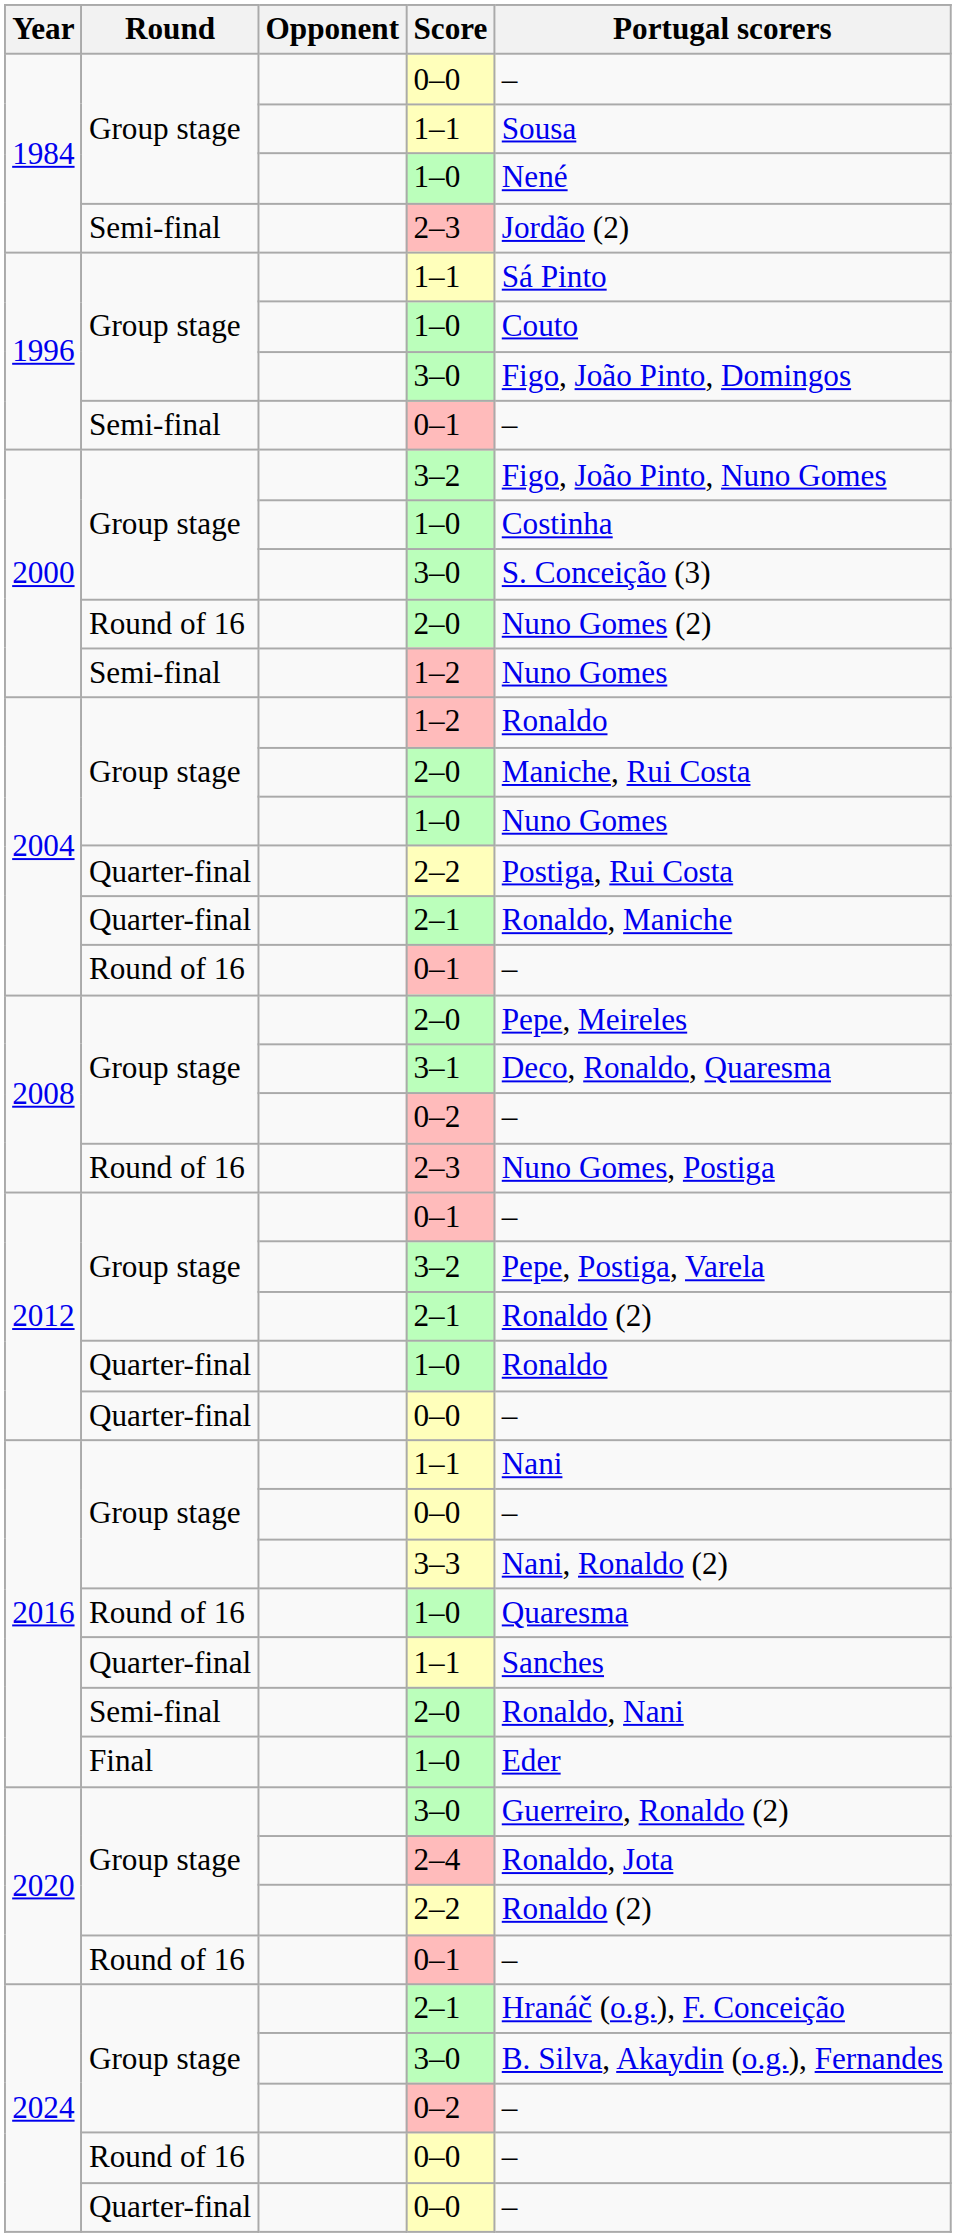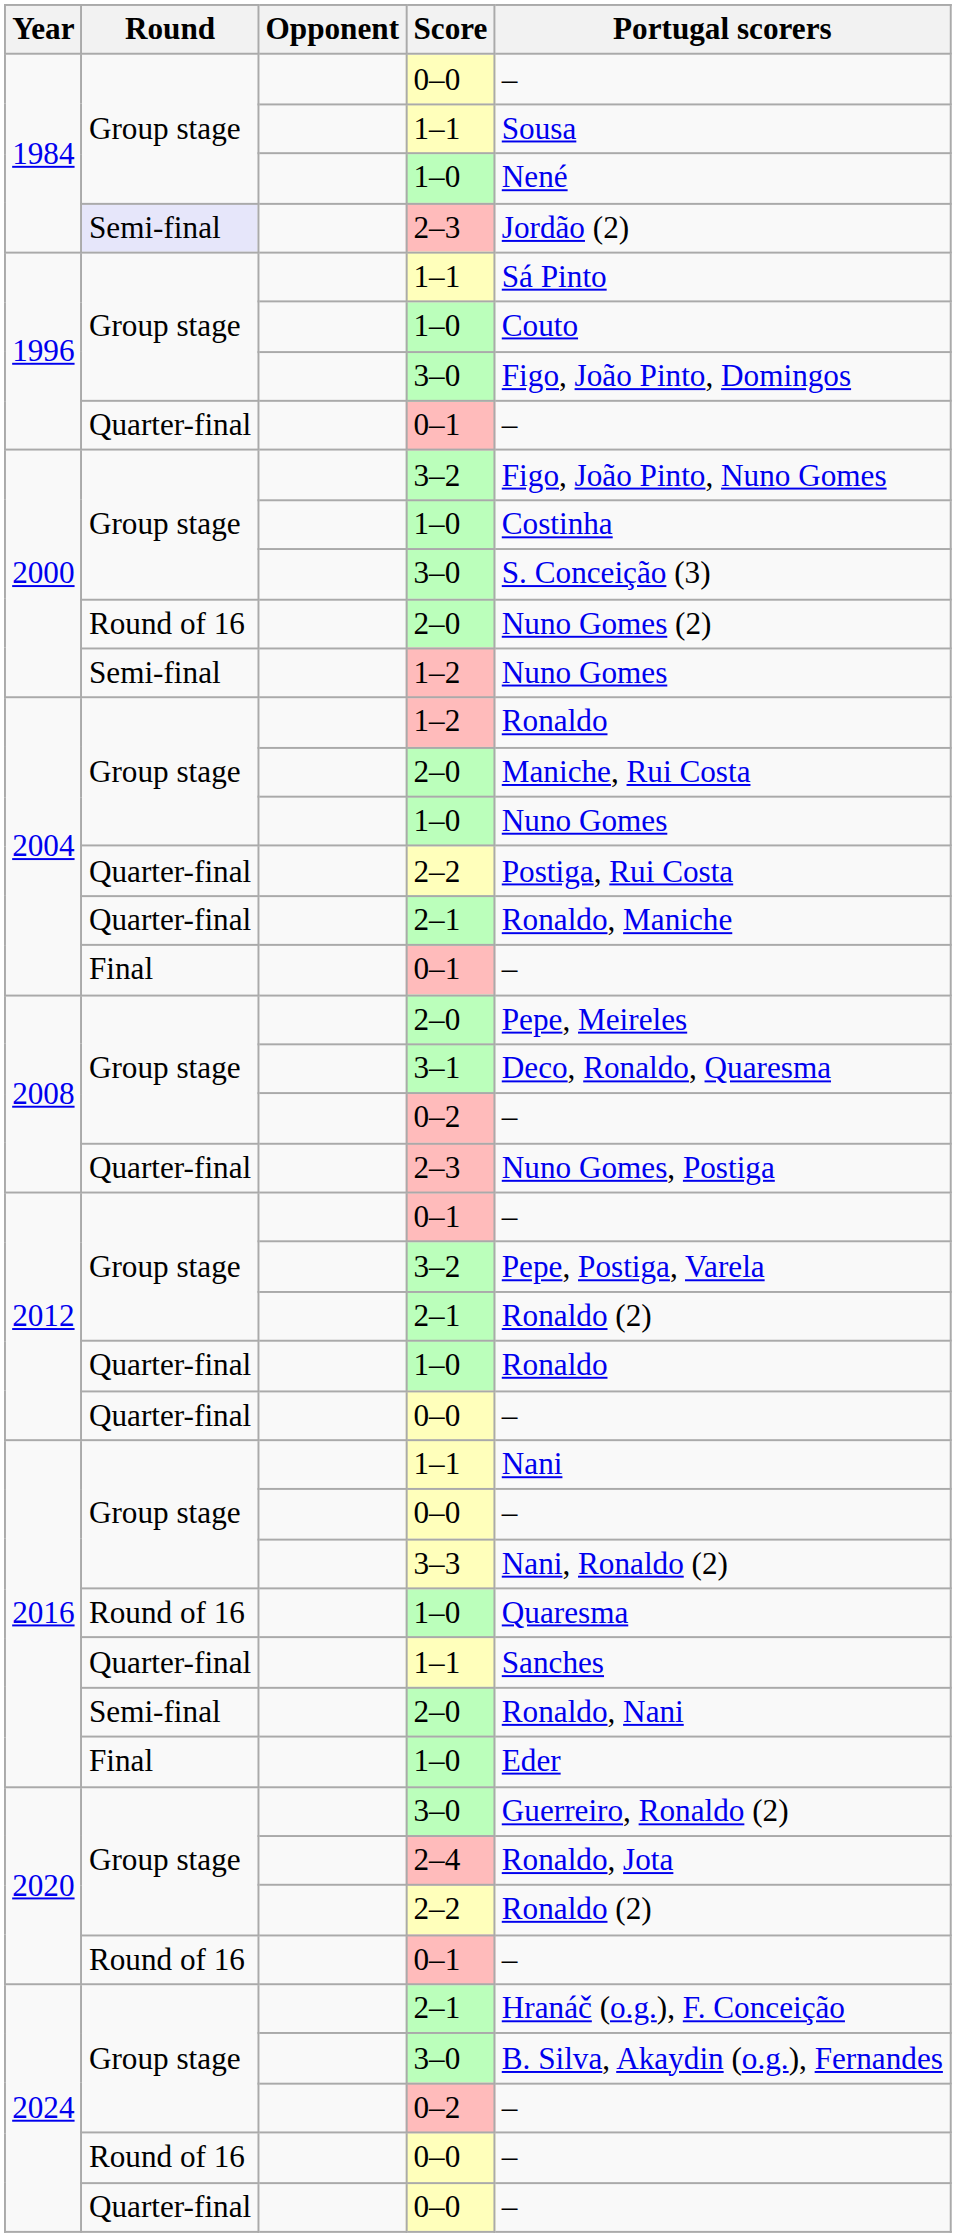(155, 227) no background -> (155, 227) lavender background
(155, 425) Semi-final -> (170, 425) Quarter-final
(167, 969) Round of 16 -> (121, 969) Final
(167, 1167) Round of 16 -> (170, 1167) Quarter-final
